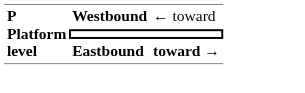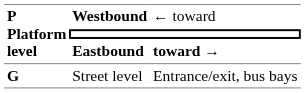+ row: (107, 75)
